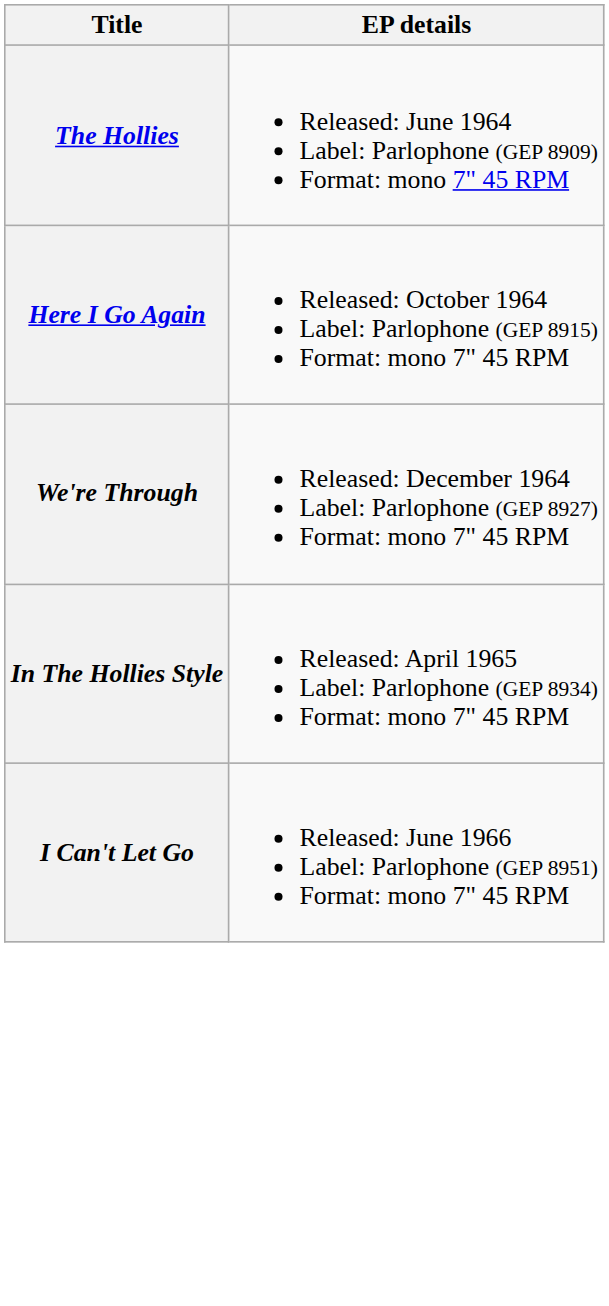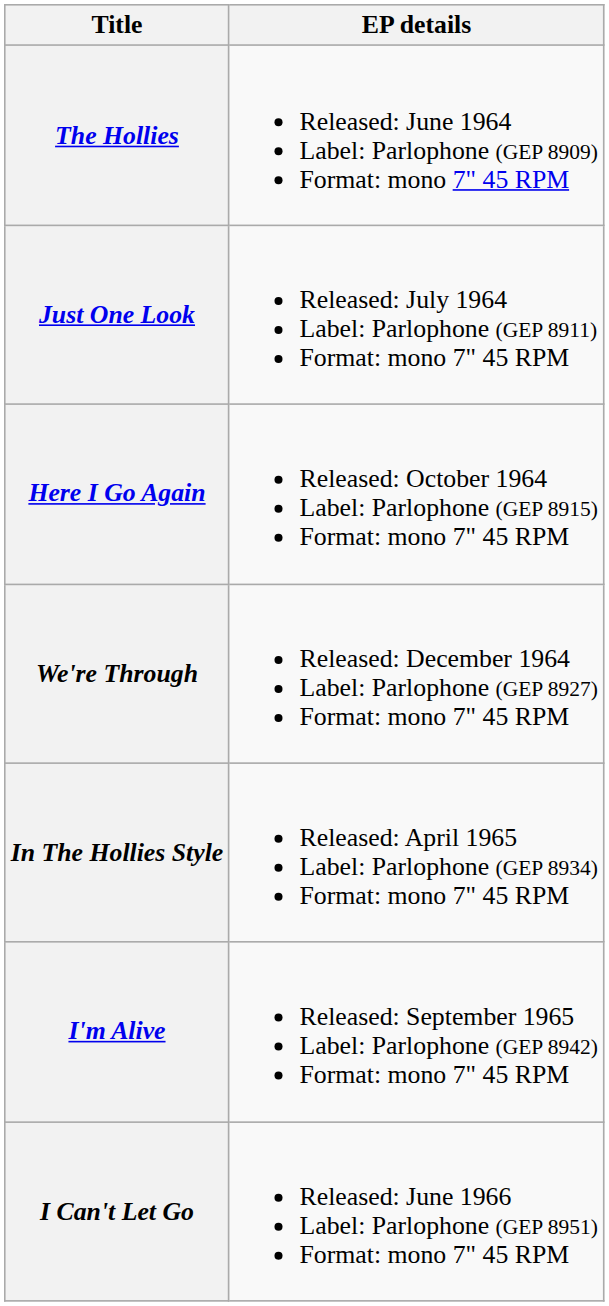+ row: (117, 314)
+ row: (117, 1031)
